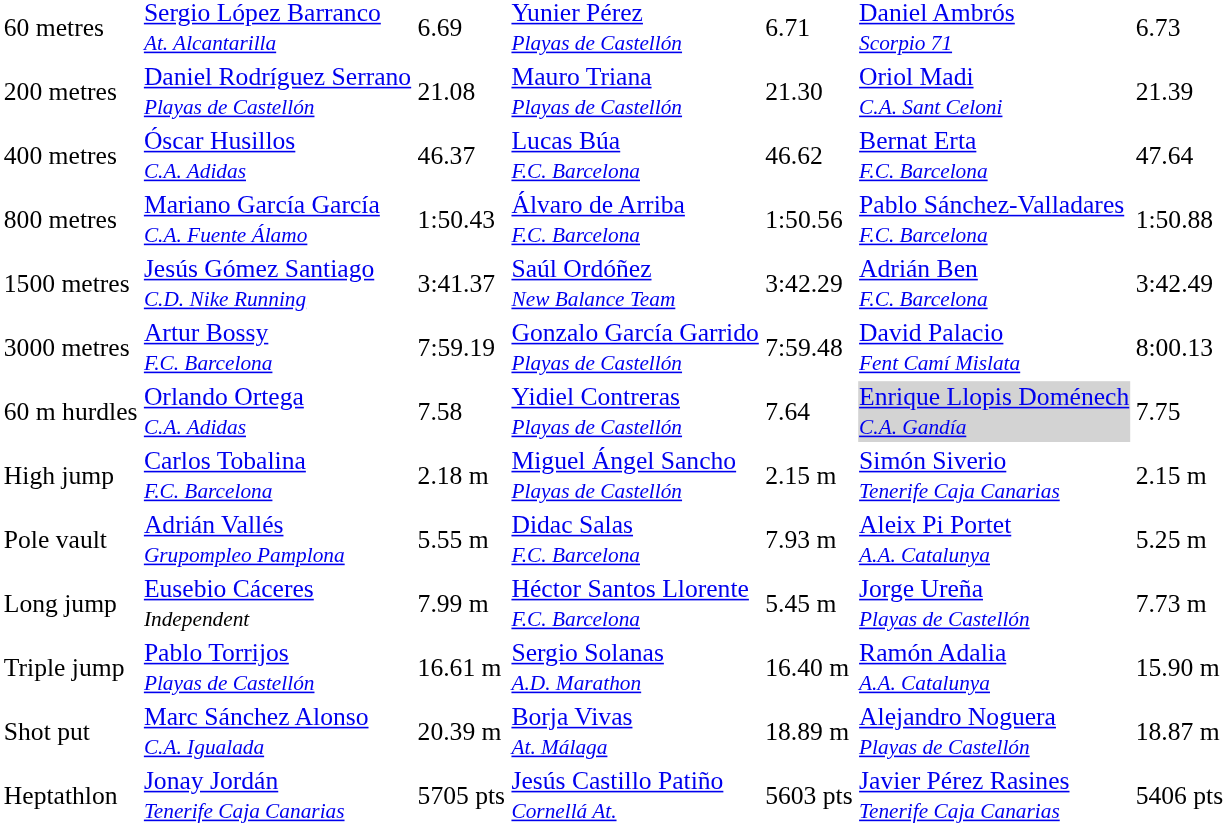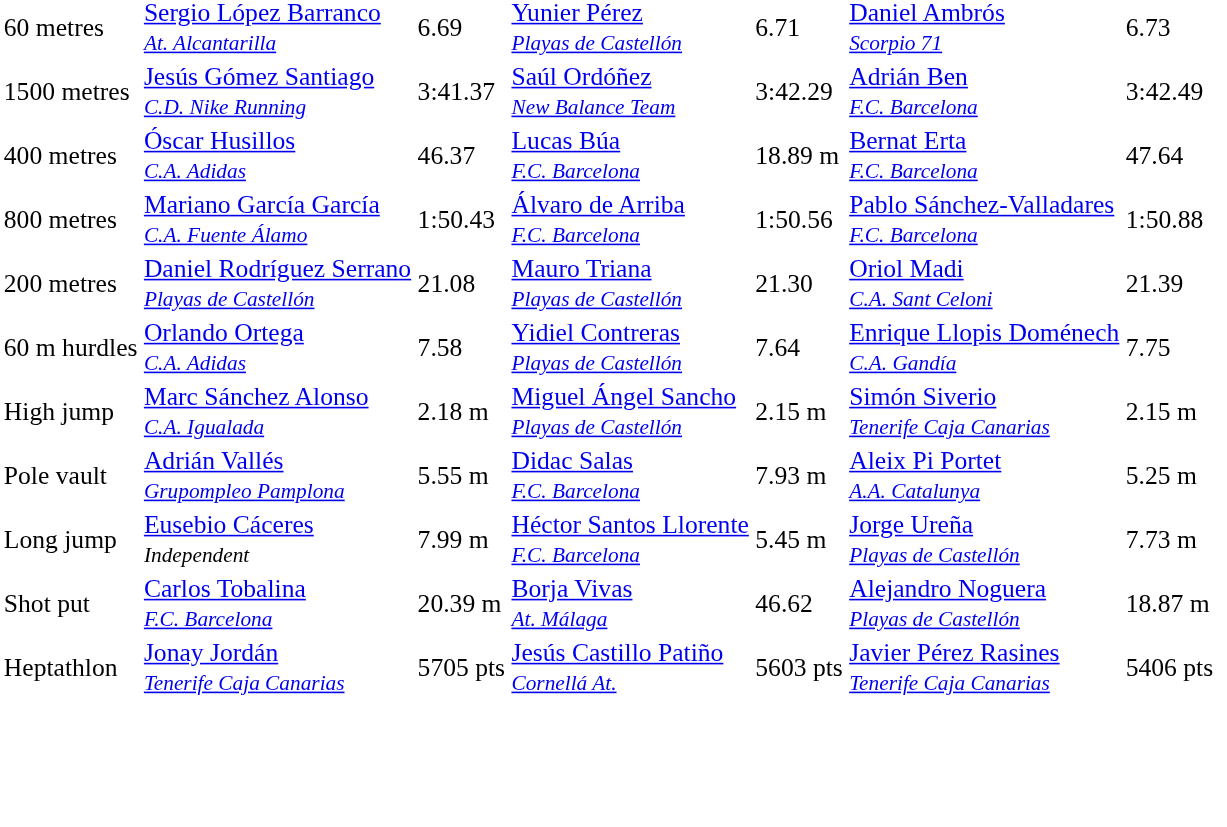rows swapped: (60, 91) <-> (67, 283)
(794, 155) 46.62 -> (797, 155) 18.89 m
- row: (67, 347)
(994, 411) lightgrey background -> (984, 347) no background
(225, 475) Carlos Tobalina F.C. Barcelona -> (256, 411) Marc Sánchez Alonso C.A. Igualada
- row: (64, 667)
(256, 731) Marc Sánchez Alonso C.A. Igualada -> (225, 603) Carlos Tobalina F.C. Barcelona
(807, 731) 18.89 m -> (784, 603) 46.62
